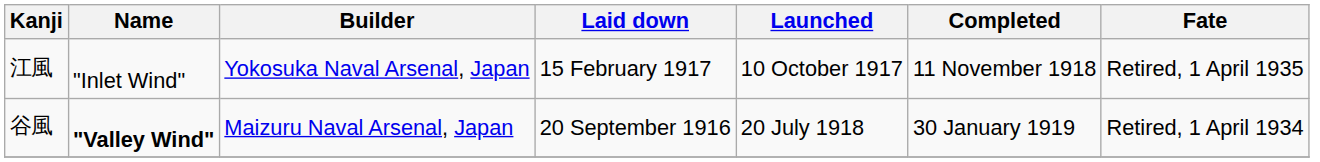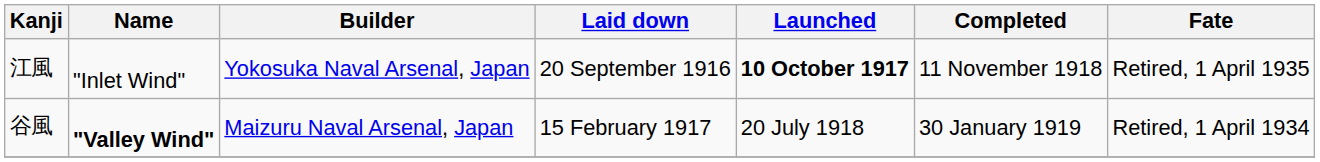(626, 68) 15 February 1917 -> (635, 68) 20 September 1916
(822, 68) normal -> (825, 68) bold
(635, 127) 20 September 1916 -> (626, 127) 15 February 1917
